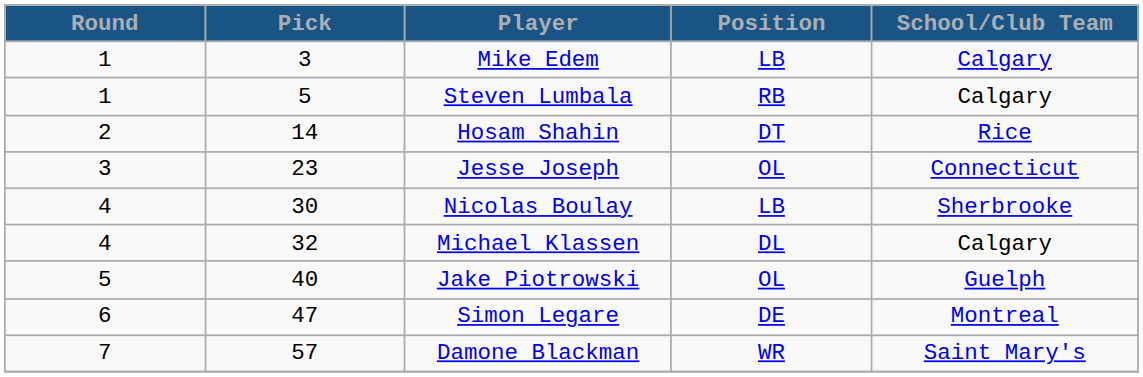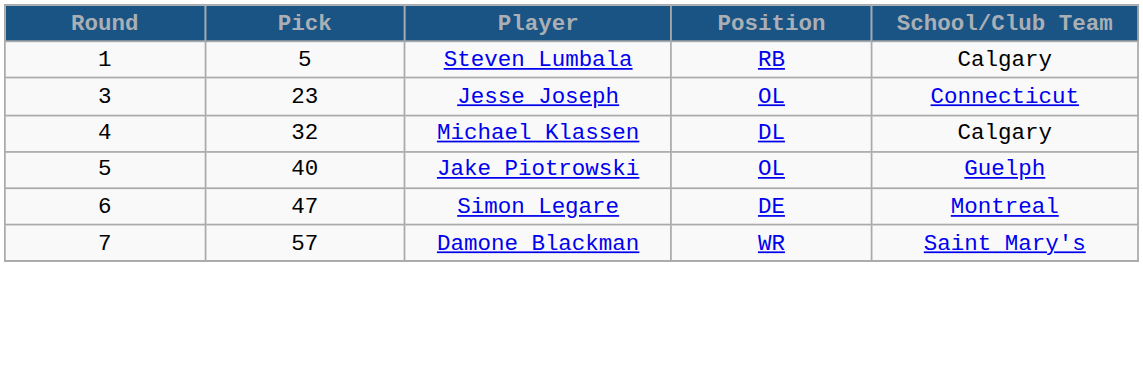- row: (538, 60)
- row: (538, 133)
- row: (538, 206)
